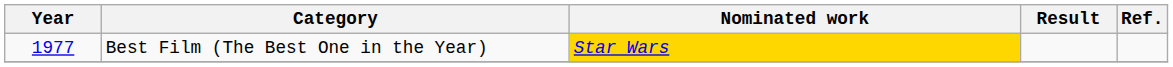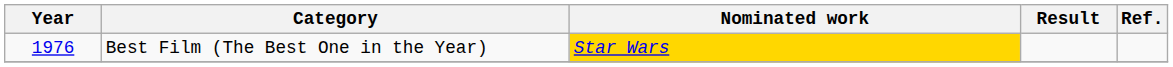(53, 48) 1977 -> (53, 48) 1976
